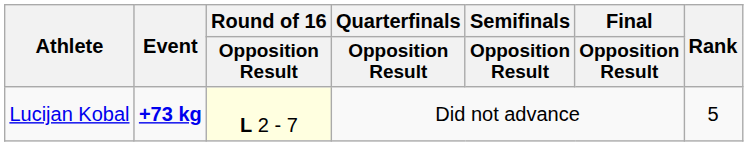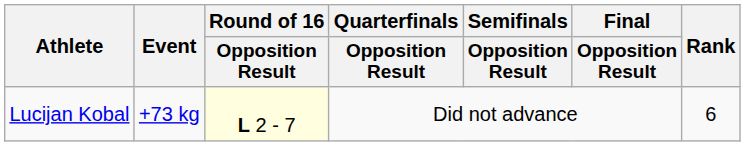(170, 114) bold -> (169, 114) normal
(713, 114) 5 -> (711, 114) 6
